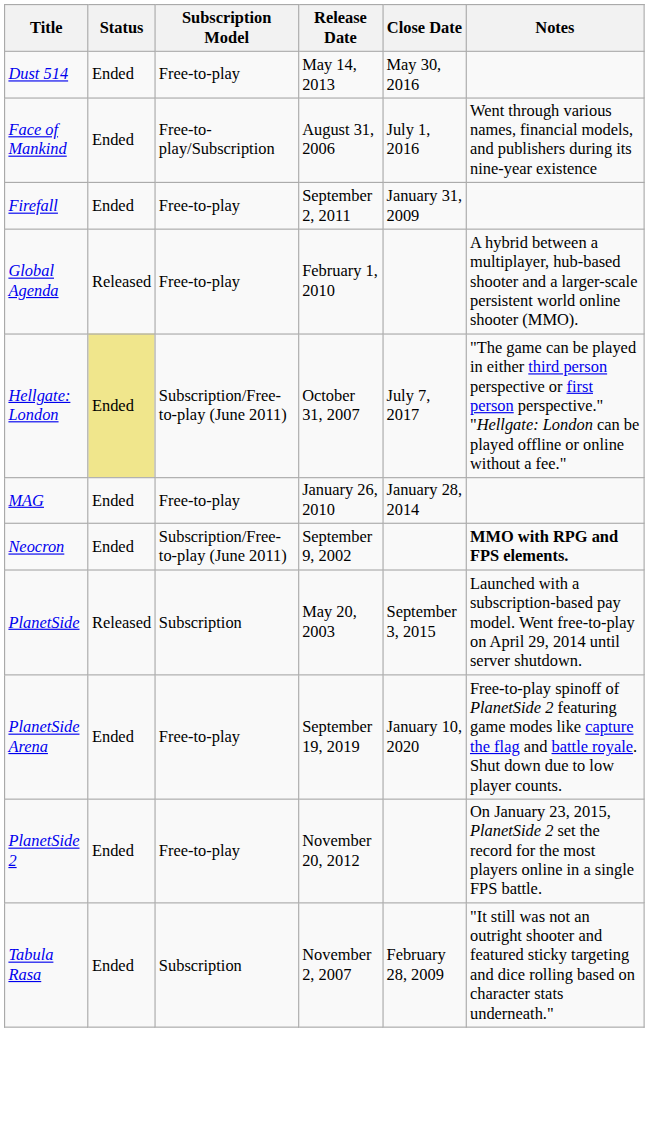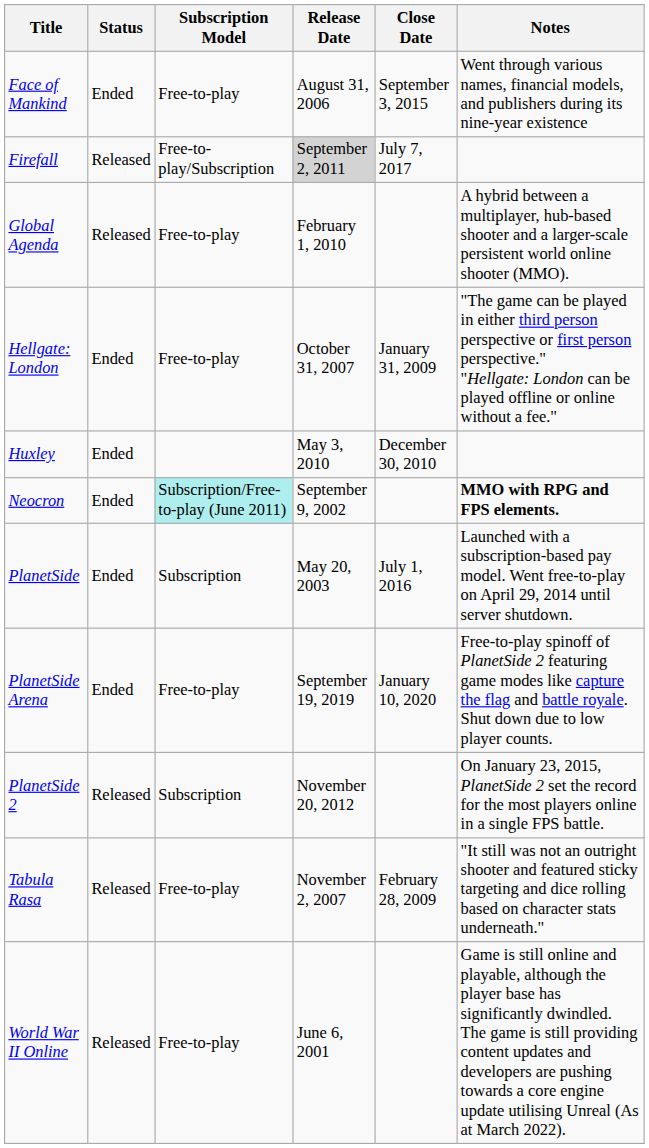- row: (38, 74)
(217, 140) Free-to-play/Subscription -> (199, 93) Free-to-play
(408, 140) July 1, 2016 -> (414, 93) September 3, 2015
(113, 206) Ended -> (121, 159) Released
(199, 206) Free-to-play -> (216, 159) Free-to-play/Subscription
(337, 206) no background -> (332, 159) lightgrey background
(424, 206) January 31, 2009 -> (401, 159) July 7, 2017
(113, 405) khaki background -> (112, 359) no background
(223, 405) Subscription/Free-to-play (June 2011) -> (199, 359) Free-to-play
(408, 405) July 7, 2017 -> (407, 359) January 31, 2009
+ row: (32, 454)
- row: (26, 500)
(223, 547) no background -> (222, 500) paleturquoise background
(122, 622) Released -> (112, 576) Ended
(422, 622) September 3, 2015 -> (401, 576) July 1, 2016
(113, 851) Ended -> (121, 795) Released
(199, 851) Free-to-play -> (200, 795) Subscription
(113, 965) Ended -> (121, 889) Released
(200, 965) Subscription -> (199, 889) Free-to-play
+ row: (44, 1043)
